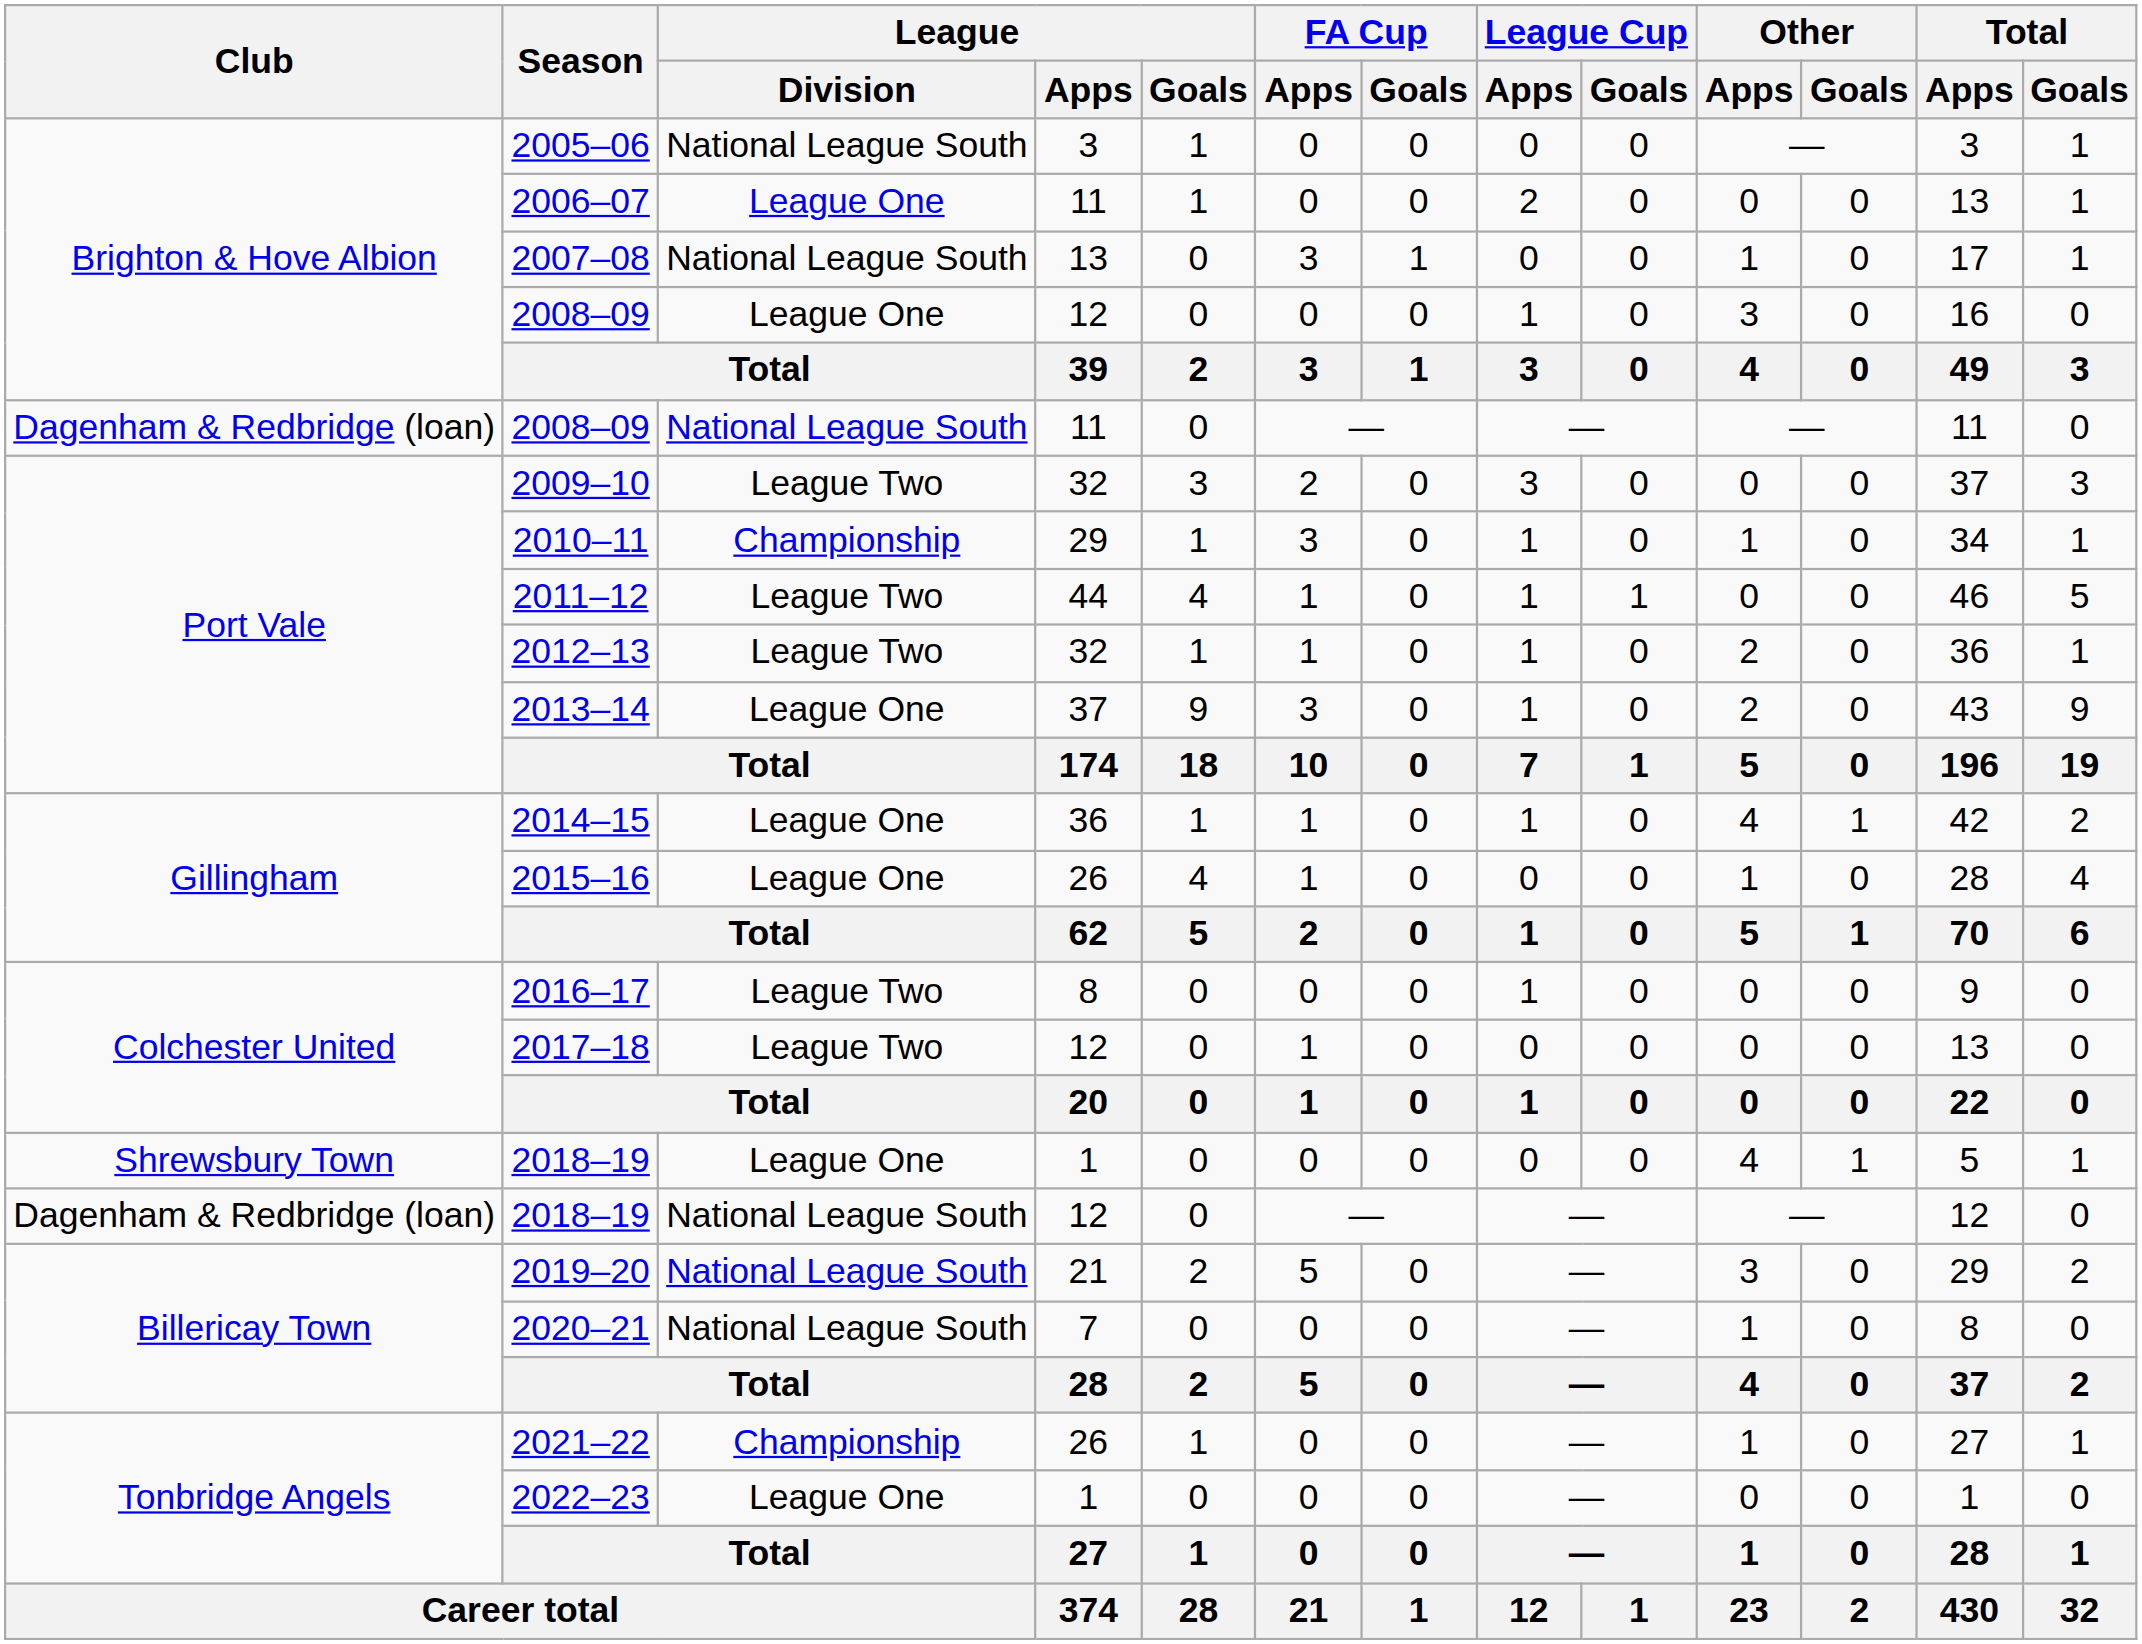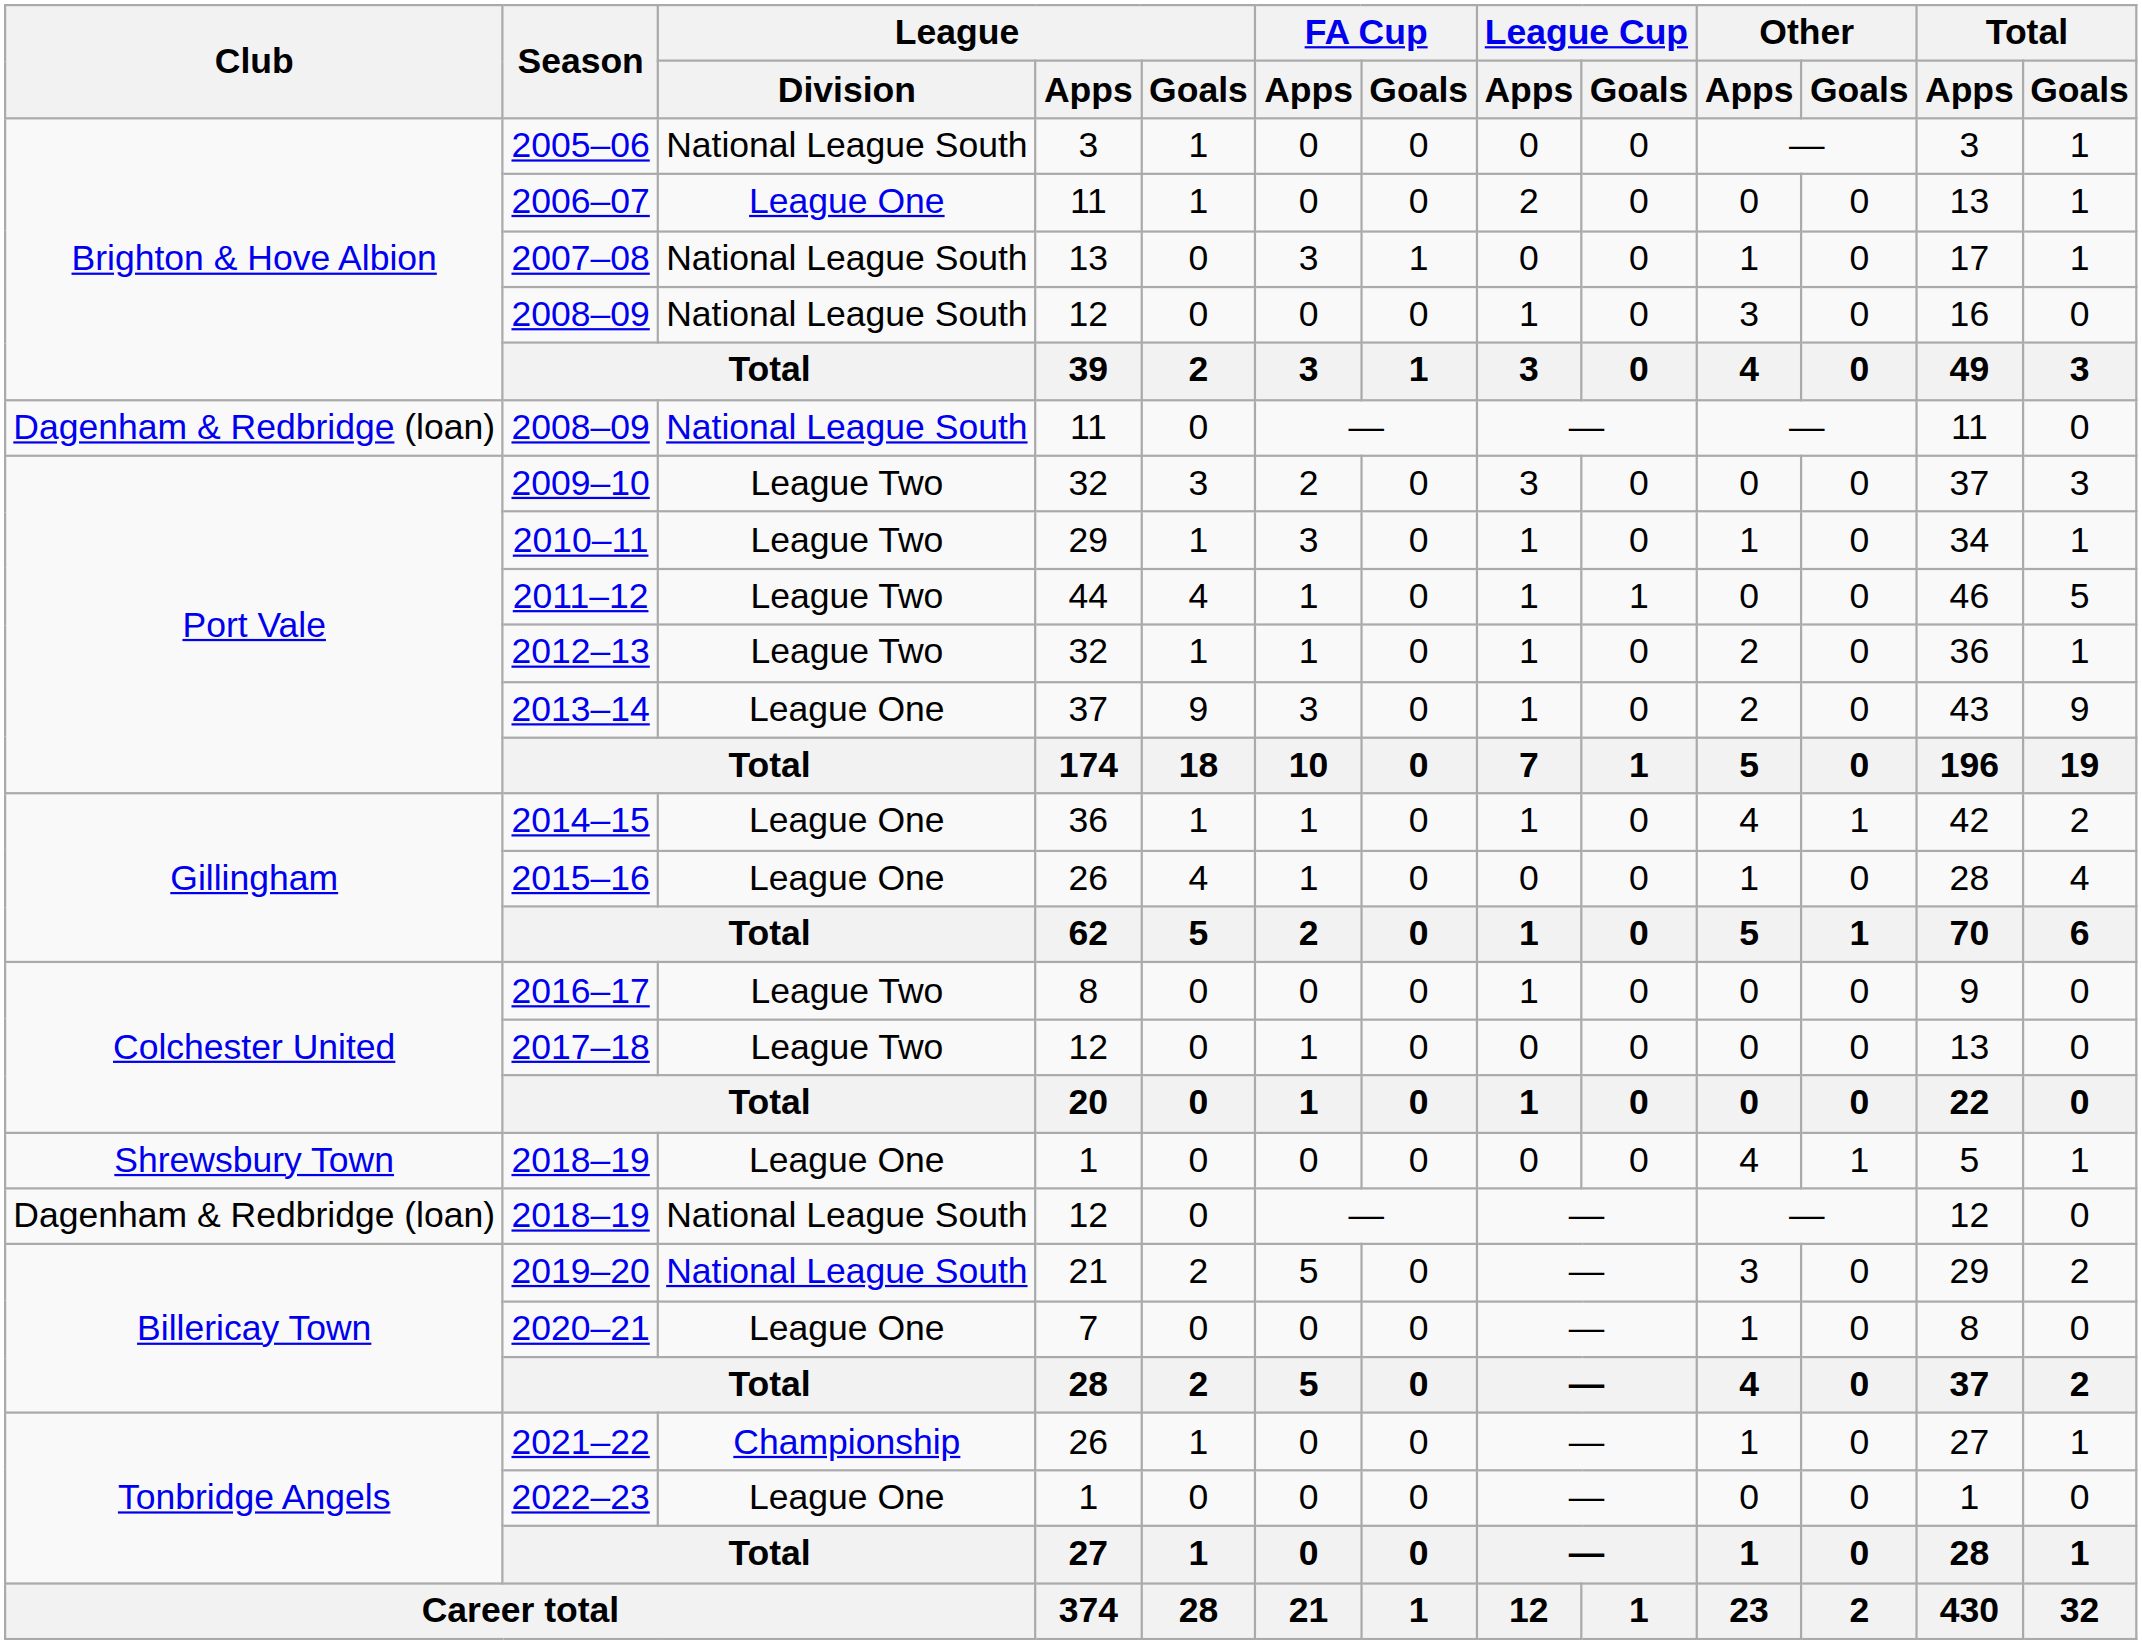(847, 314) League One -> (847, 314) National League South
(847, 539) Championship -> (847, 539) League Two
(847, 1328) National League South -> (847, 1328) League One
